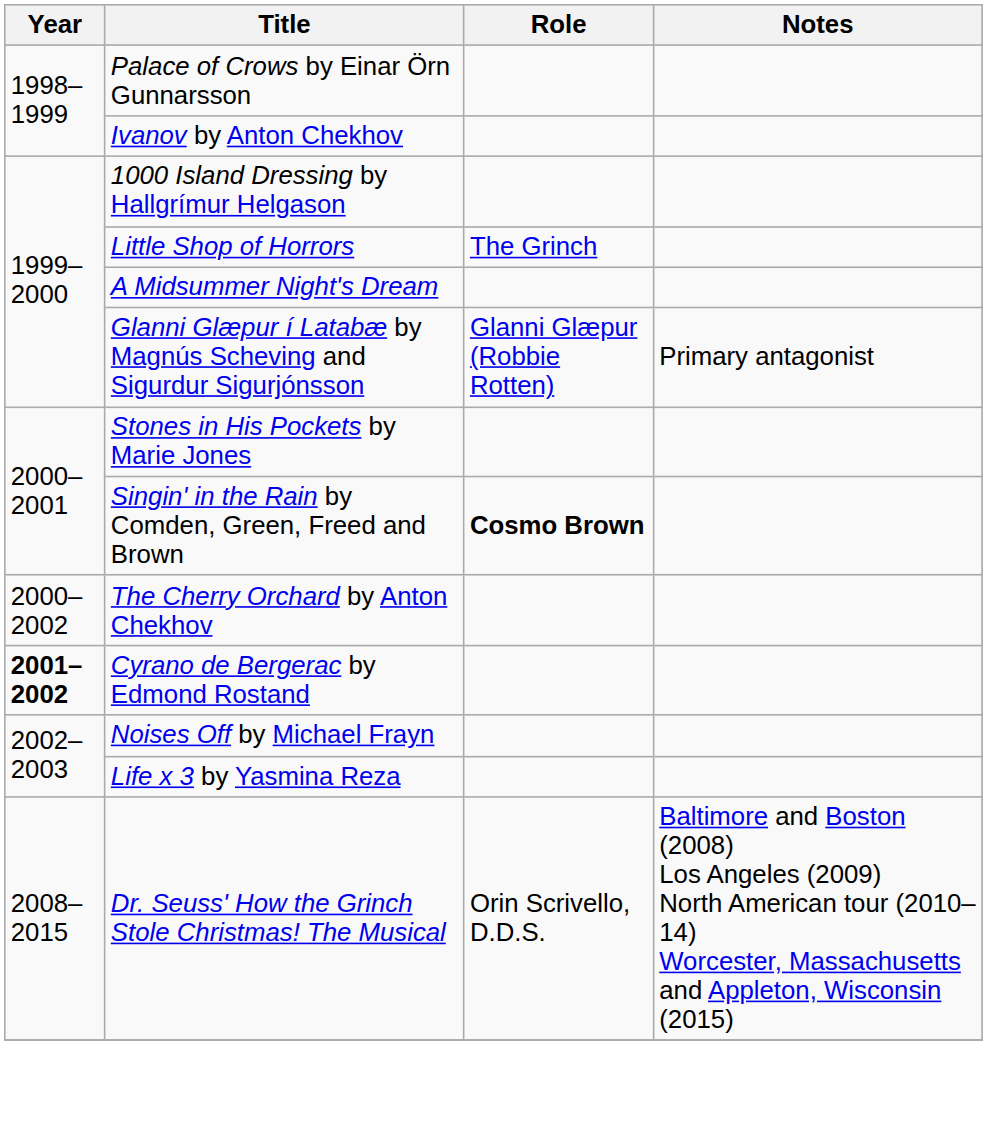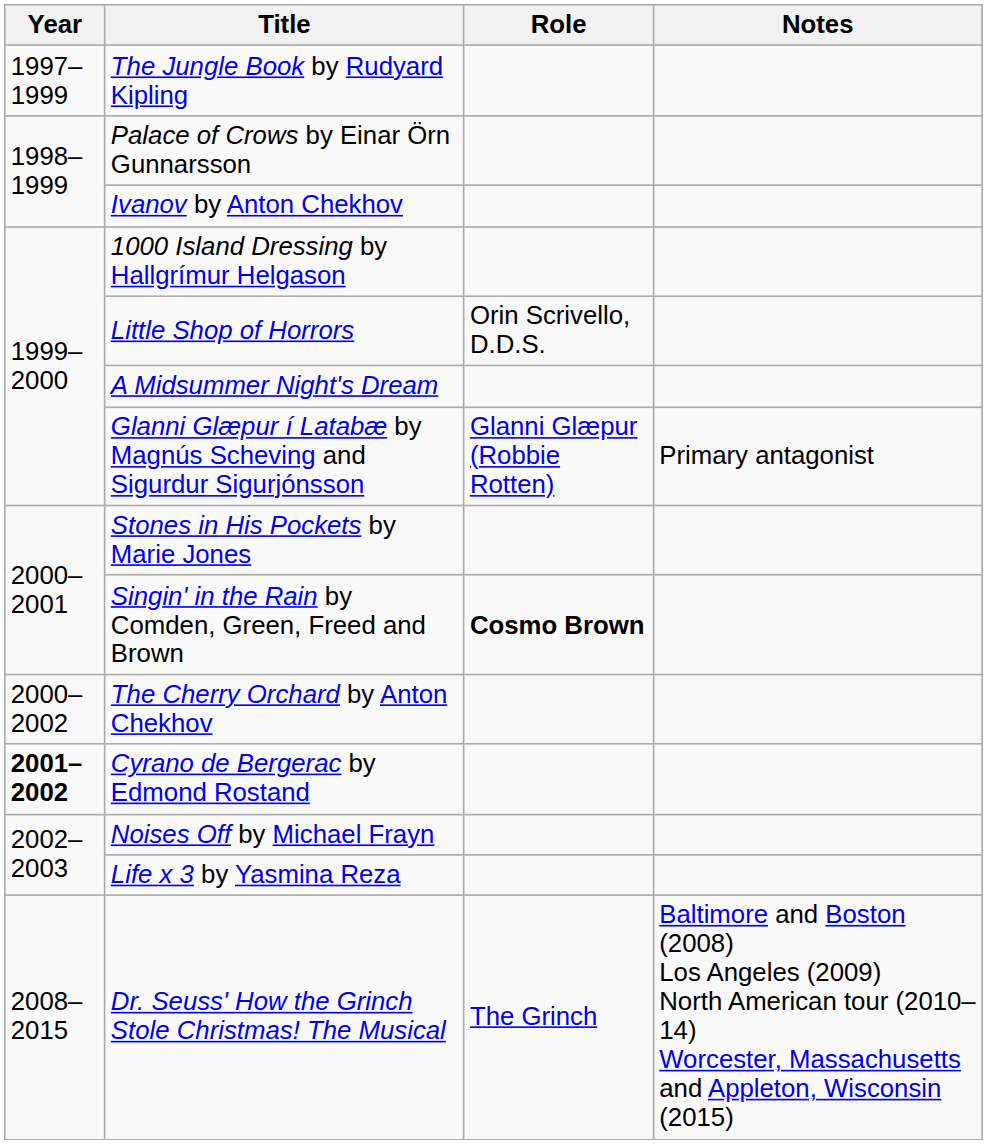+ row: (277, 80)
(534, 246) The Grinch -> (550, 330) Orin Scrivello, D.D.S.
(550, 918) Orin Scrivello, D.D.S. -> (534, 1017) The Grinch
